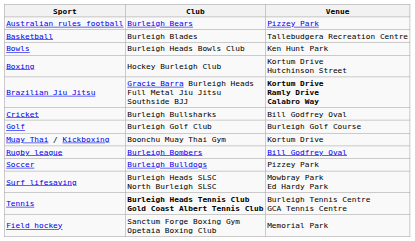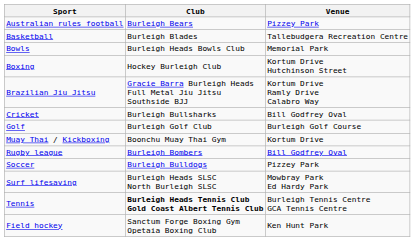(298, 49) Ken Hunt Park -> (298, 49) Memorial Park
(295, 92) bold -> (295, 92) normal
(298, 225) Memorial Park -> (298, 225) Ken Hunt Park
